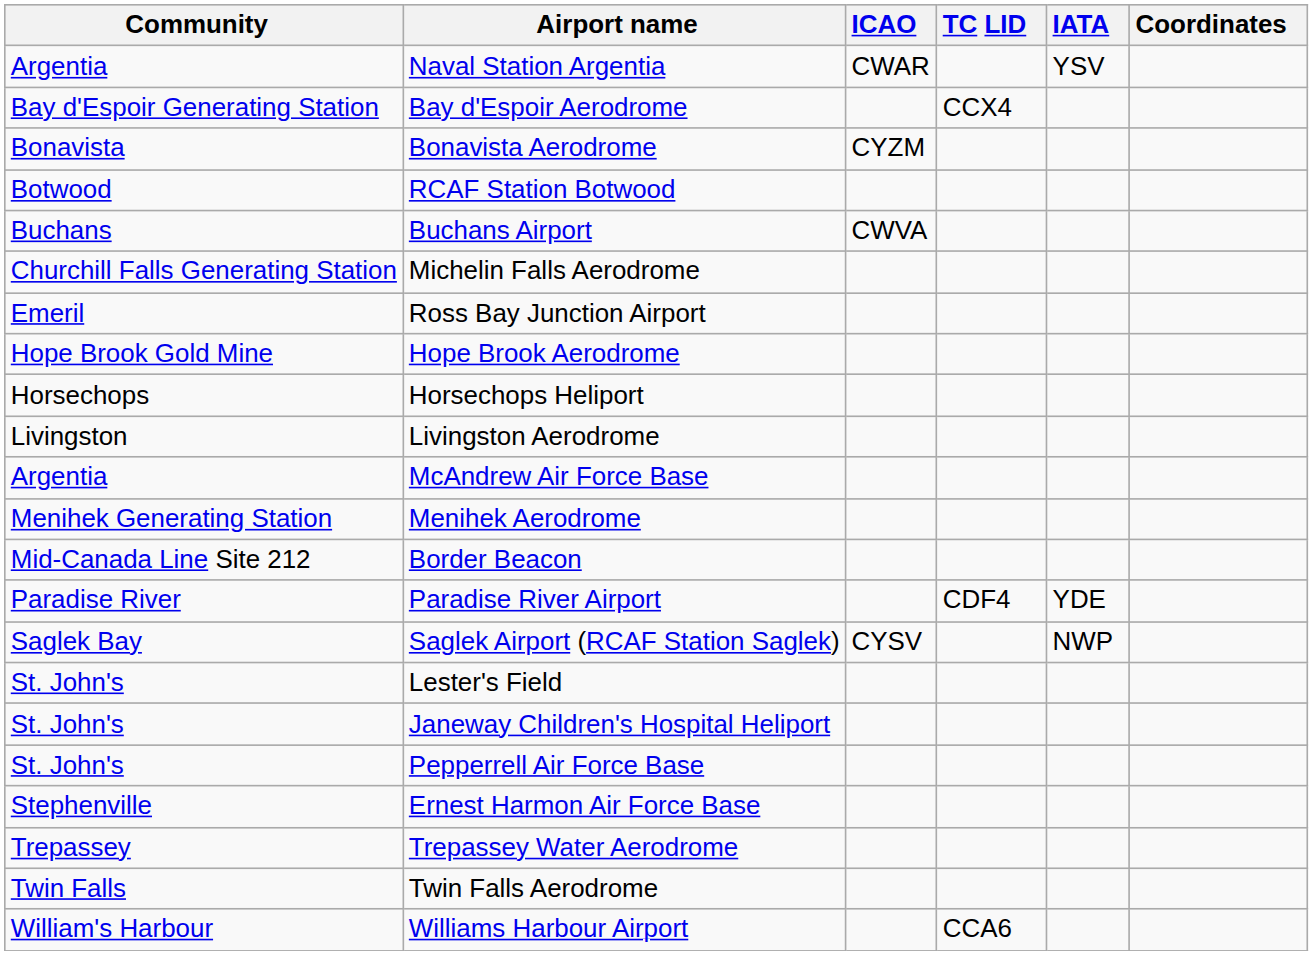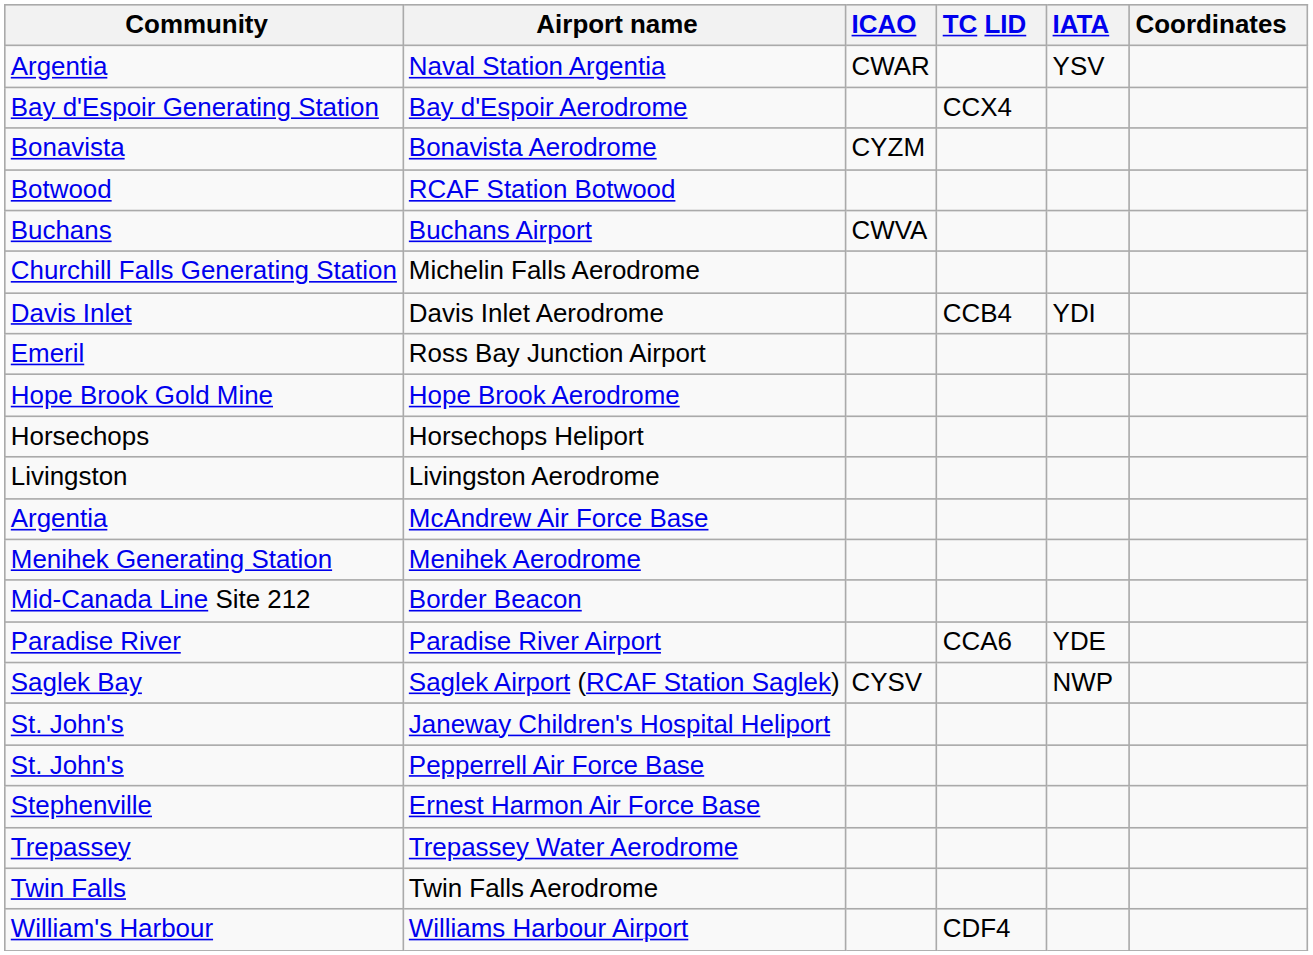+ row: (536, 312)
(977, 600) CDF4 -> (977, 641) CCA6
- row: (486, 682)
(977, 929) CCA6 -> (977, 929) CDF4
